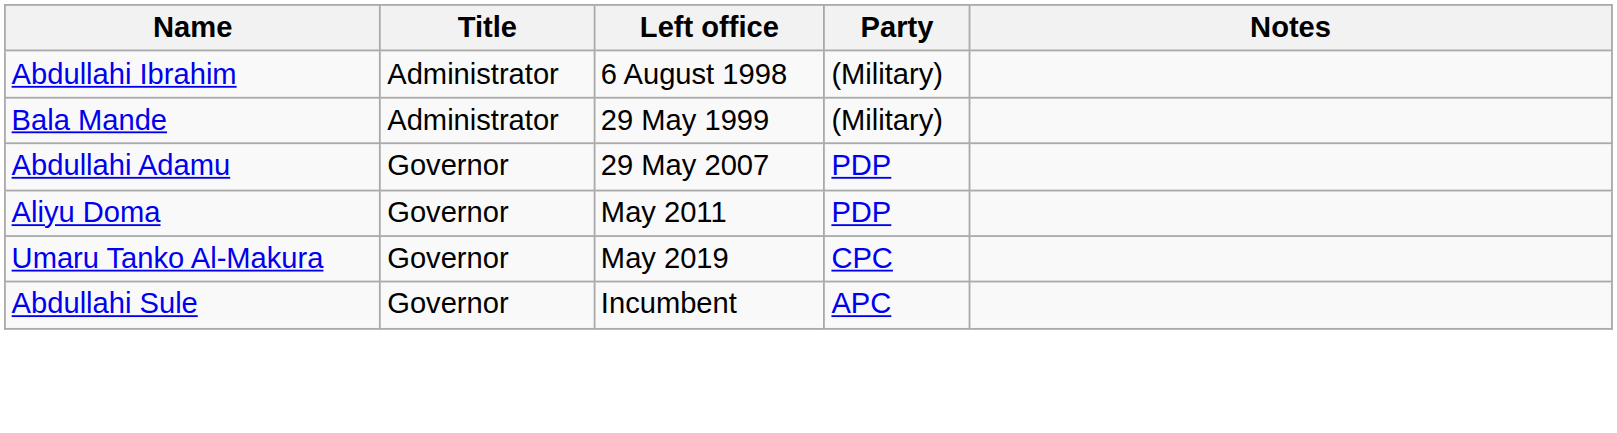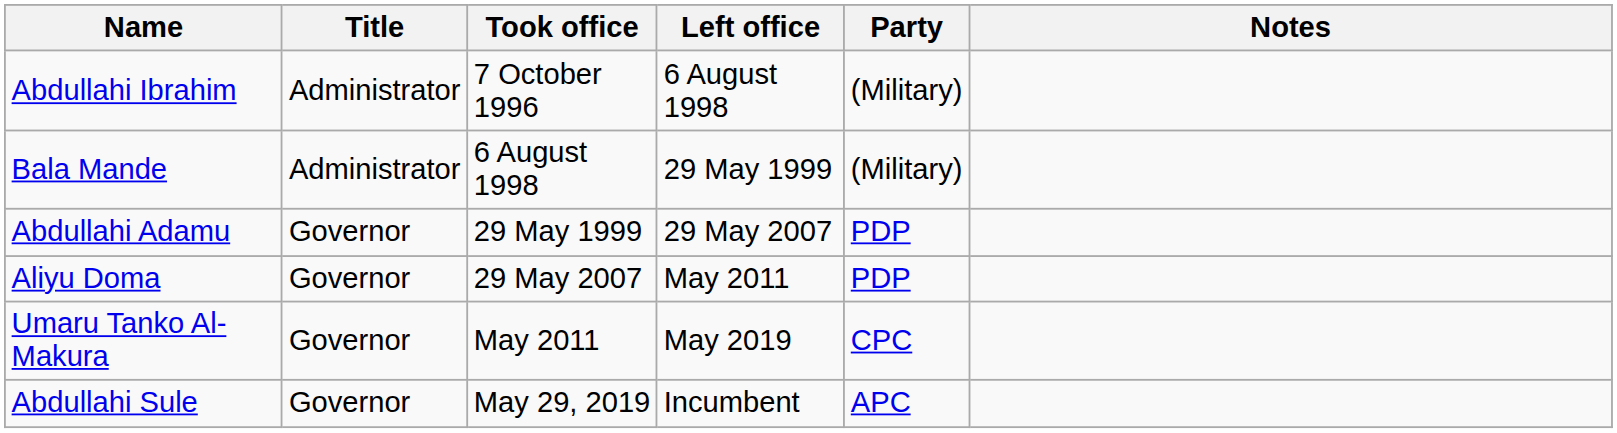+ column: (562, 27)
